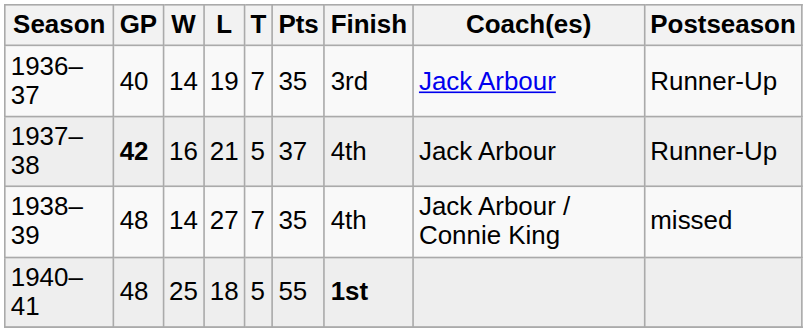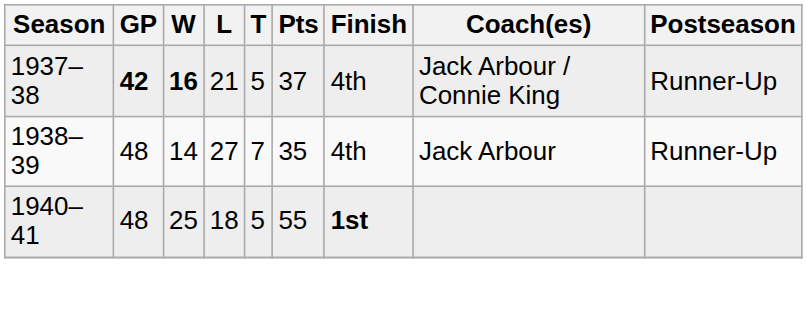- row: (47, 80)
(183, 151) normal -> (183, 80) bold
(487, 151) Jack Arbour -> (495, 80) Jack Arbour / Connie King
(495, 221) Jack Arbour / Connie King -> (487, 151) Jack Arbour
(691, 221) missed -> (714, 151) Runner-Up
